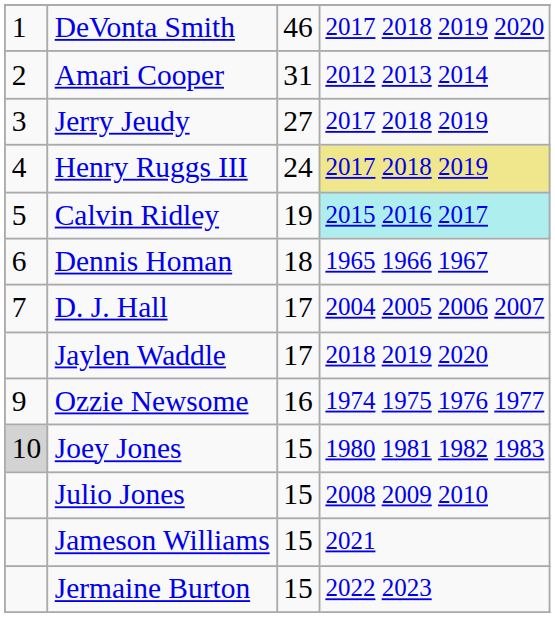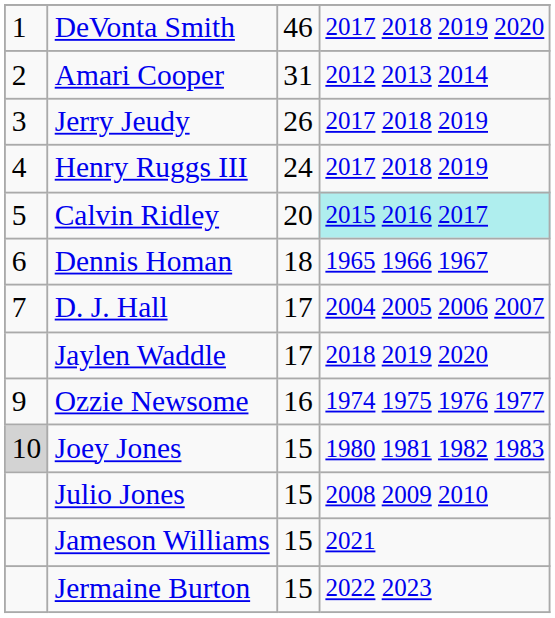(298, 121) 27 -> (298, 121) 26
(407, 167) khaki background -> (407, 167) no background
(298, 214) 19 -> (298, 214) 20
